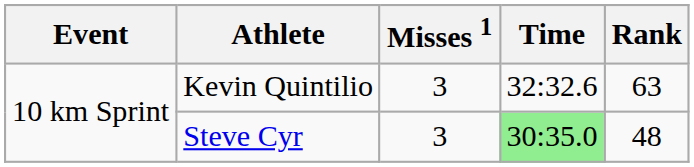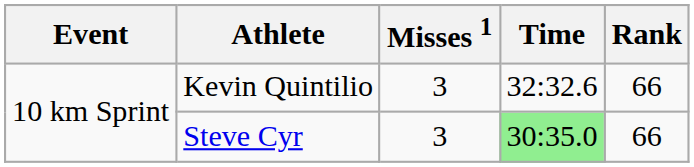(647, 87) 63 -> (647, 87) 66
(647, 136) 48 -> (647, 136) 66
